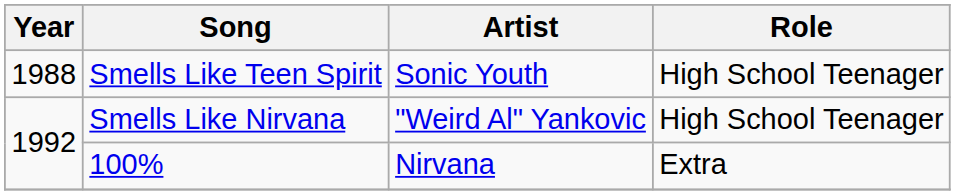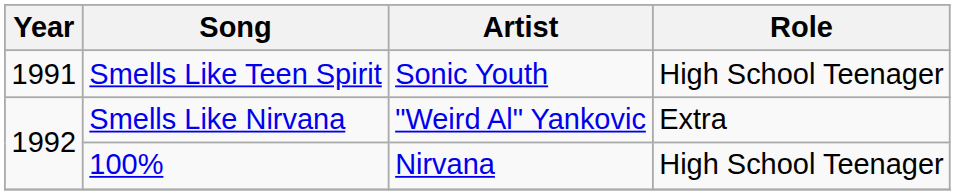(44, 73) 1988 -> (44, 73) 1991
(801, 119) High School Teenager -> (693, 119) Extra
(693, 165) Extra -> (801, 165) High School Teenager
